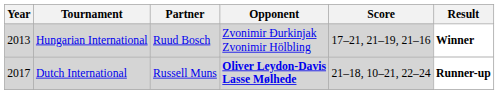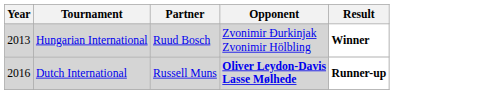- column: (381, 14)
(19, 73) 2017 -> (19, 73) 2016
